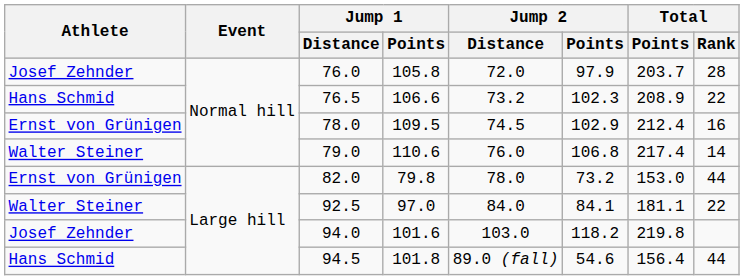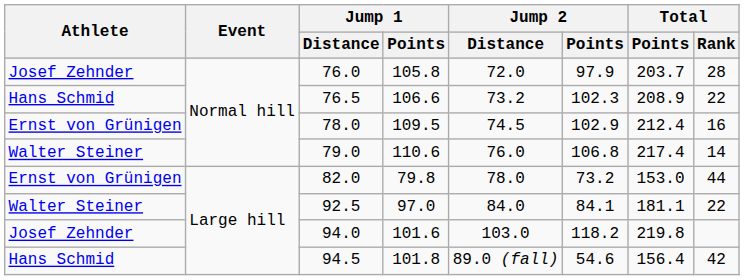(716, 260) 44 -> (716, 260) 42
